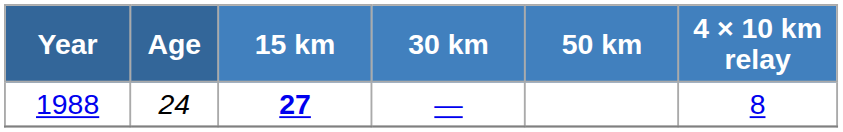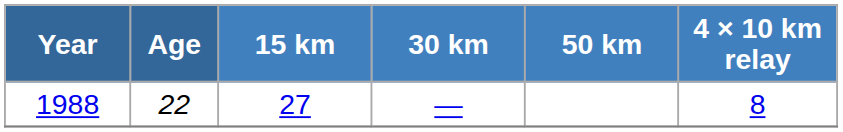(174, 104) 24 -> (174, 104) 22
(295, 104) bold -> (295, 104) normal
